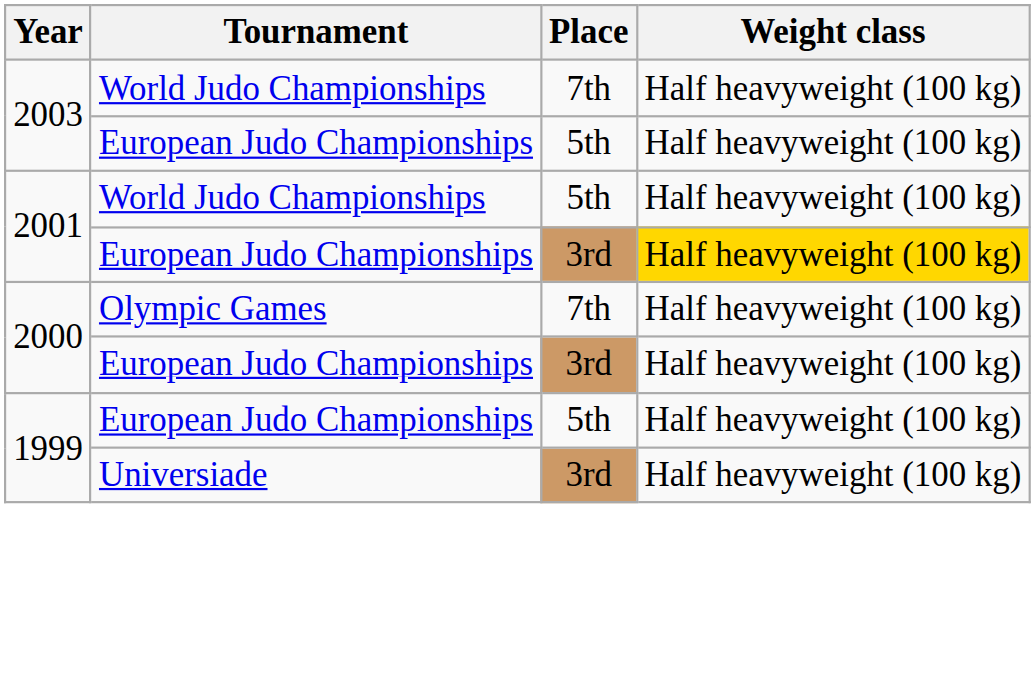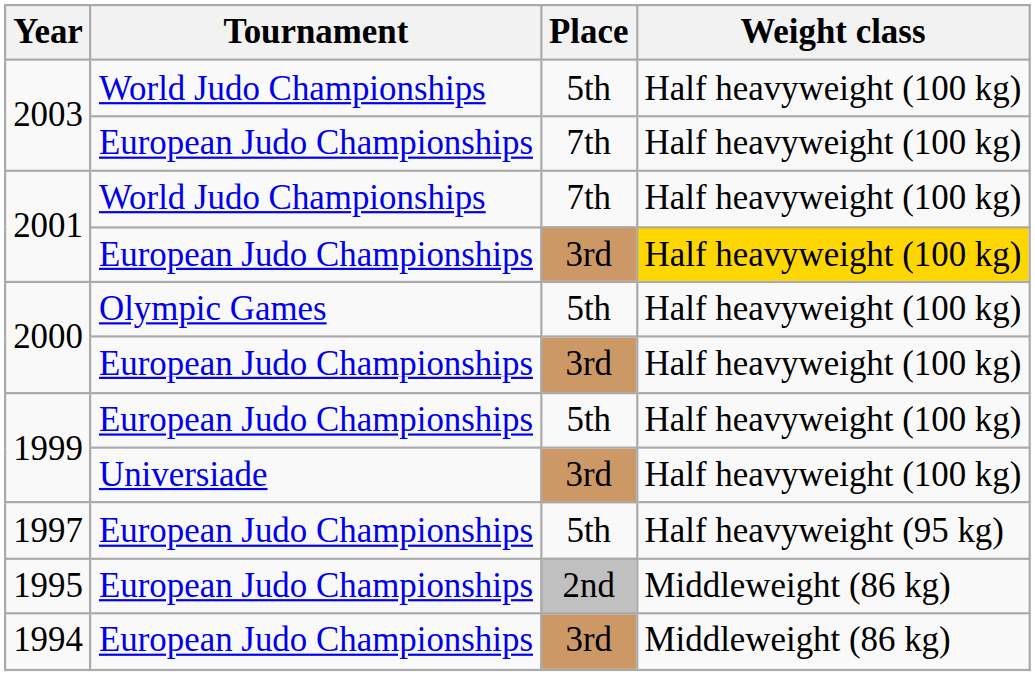(589, 87) 7th -> (589, 87) 5th
(589, 142) 5th -> (589, 142) 7th
(589, 198) 5th -> (589, 198) 7th
(589, 308) 7th -> (589, 308) 5th
+ row: (48, 530)
+ row: (48, 585)
+ row: (48, 640)
